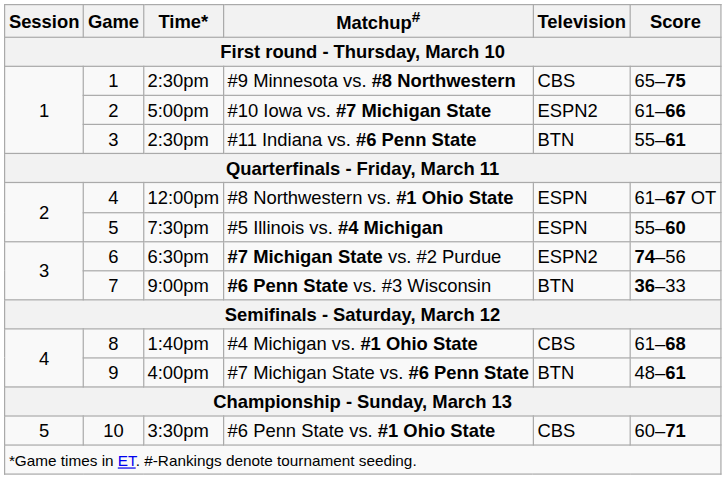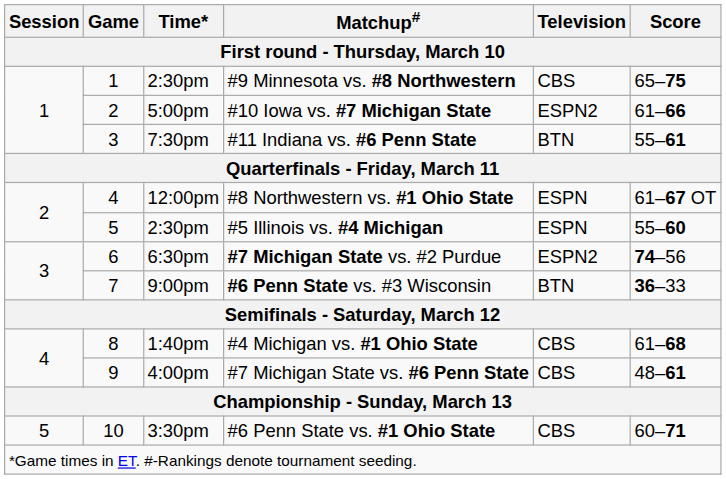(178, 140) 2:30pm -> (178, 140) 7:30pm
(178, 227) 7:30pm -> (178, 227) 2:30pm
(556, 372) BTN -> (556, 372) CBS
